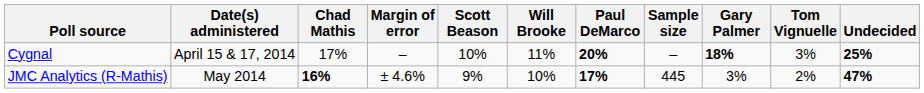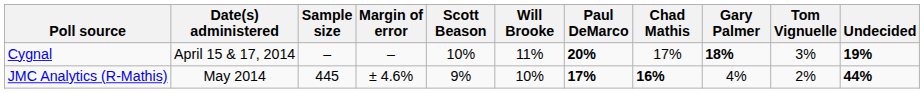columns swapped: (673, 23) <-> (333, 23)
(858, 54) 25% -> (858, 54) 19%
(736, 76) 3% -> (736, 76) 4%
(858, 76) 47% -> (858, 76) 44%
